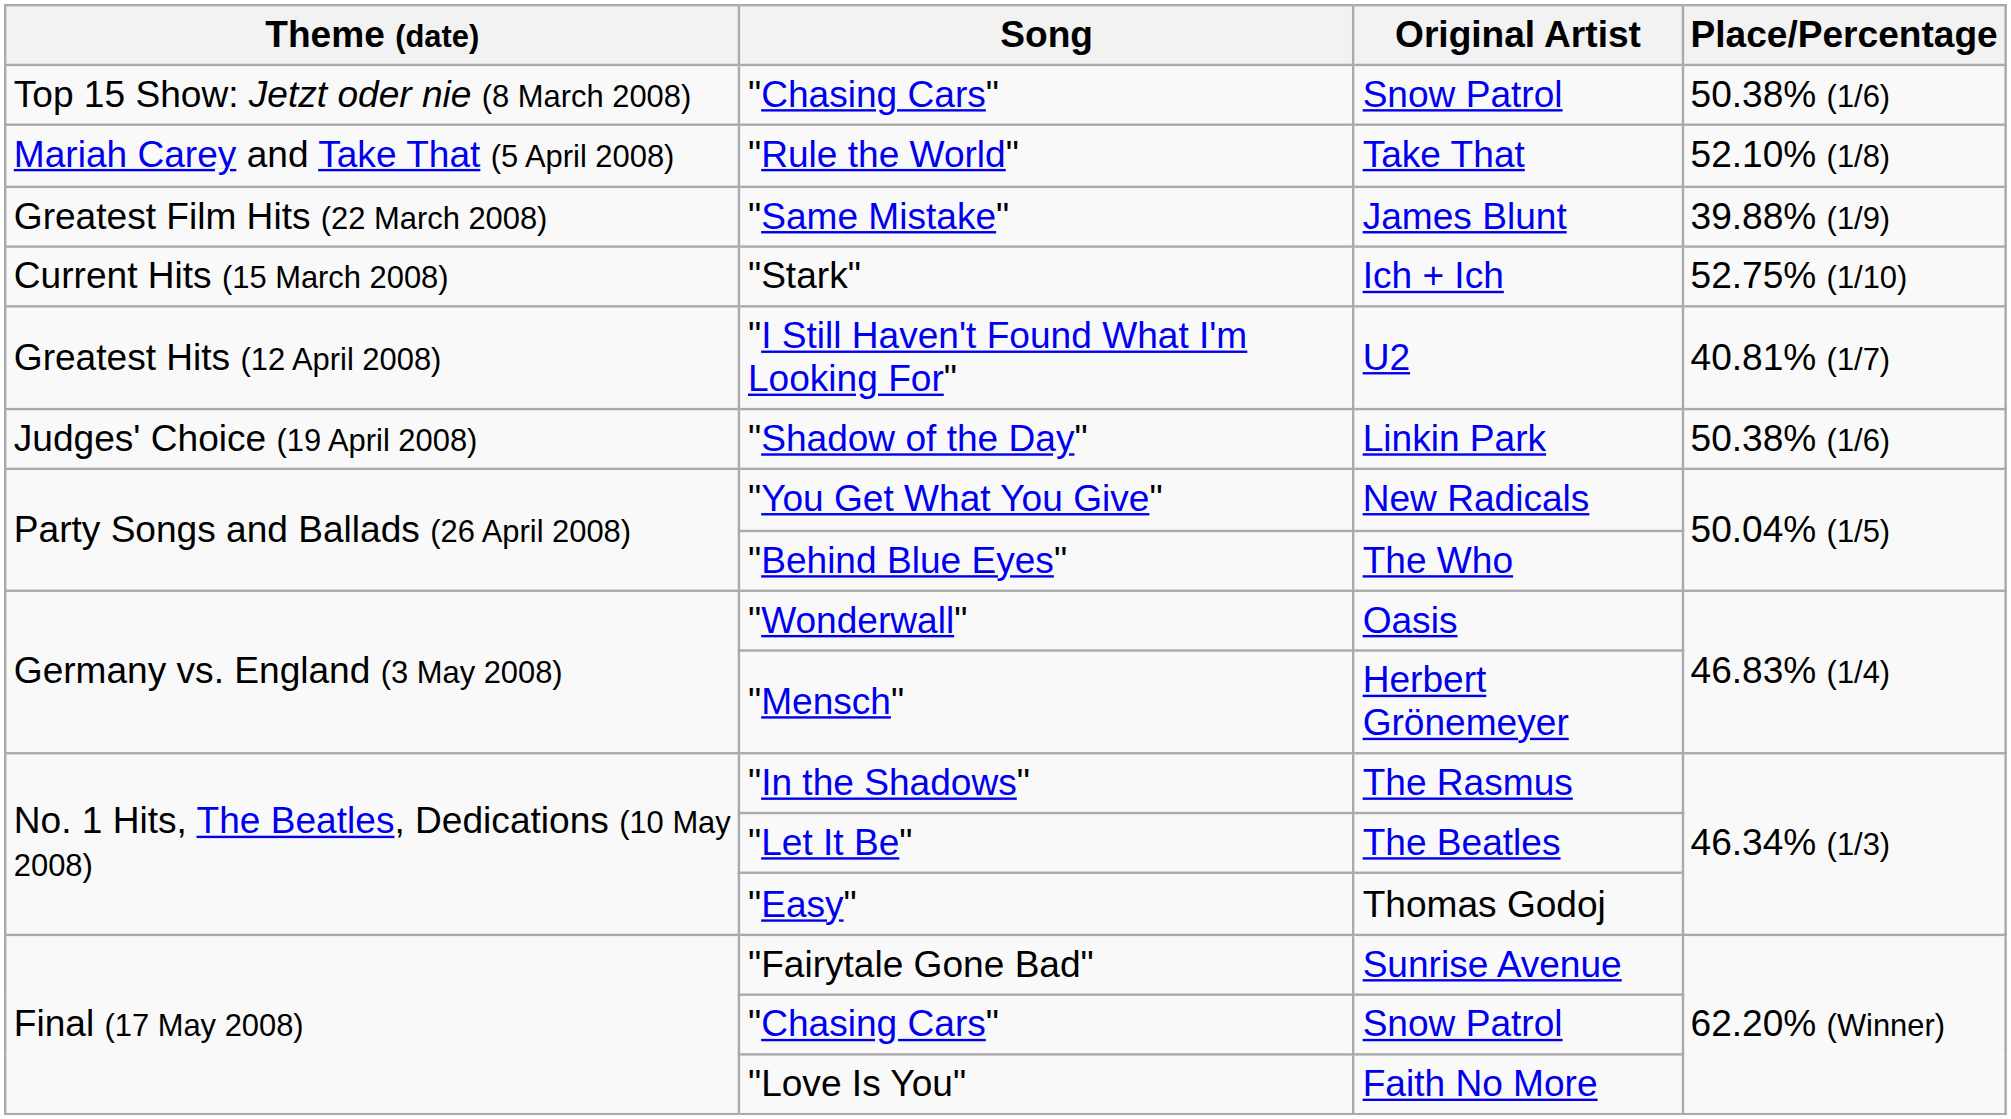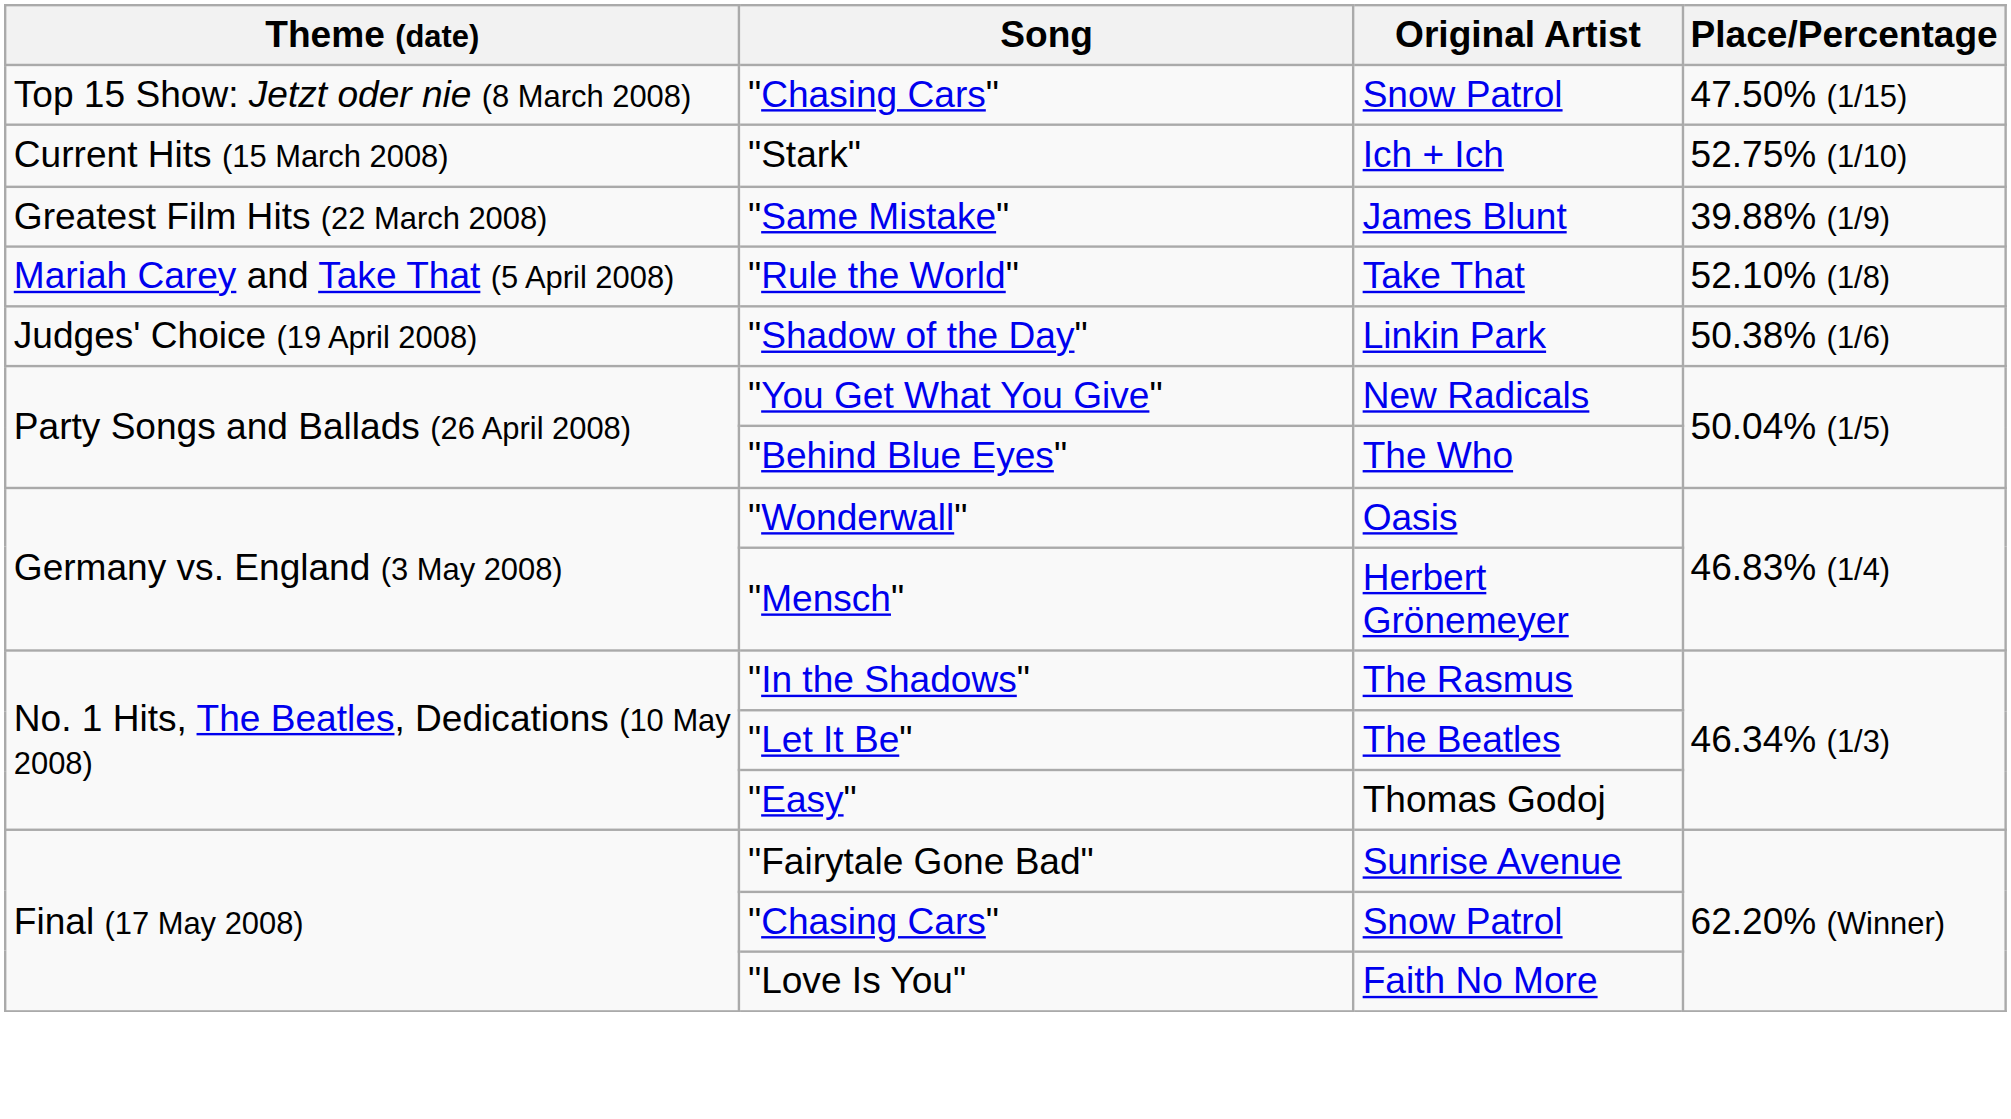(1790, 94) 50.38% (1/6) -> (1799, 94) 47.50% (1/15)
rows swapped: (231, 274) <-> (344, 154)
- row: (228, 356)
